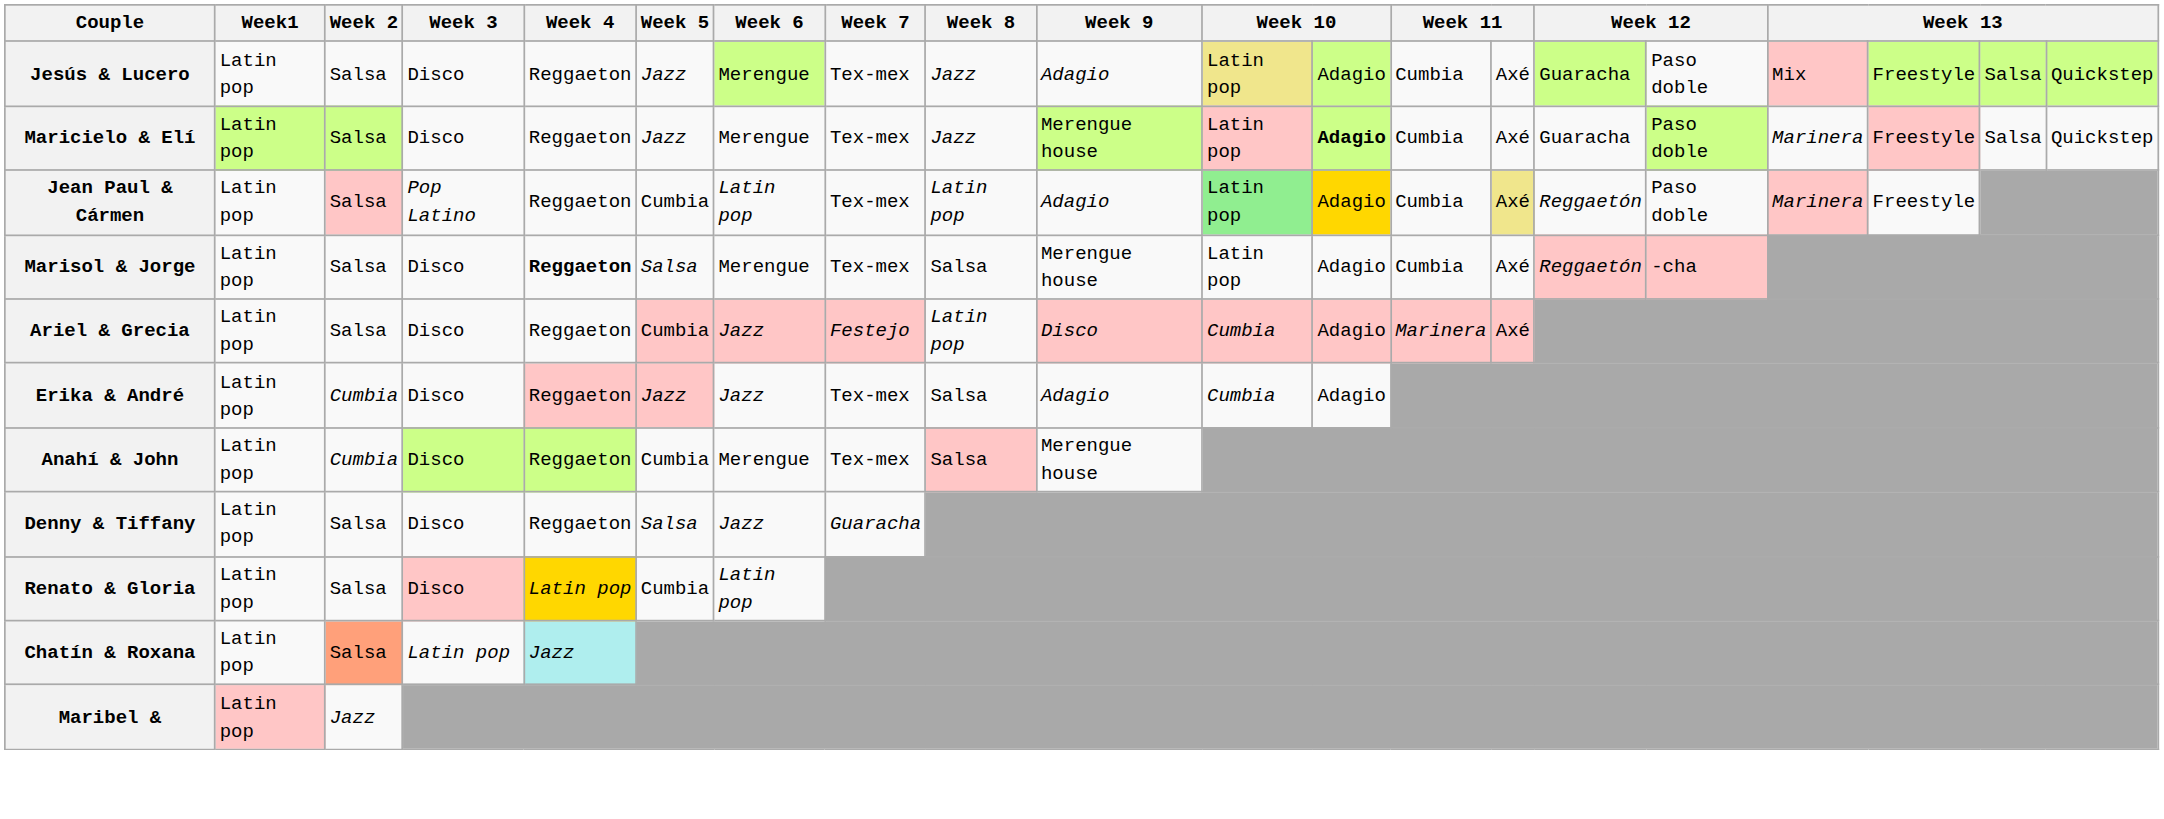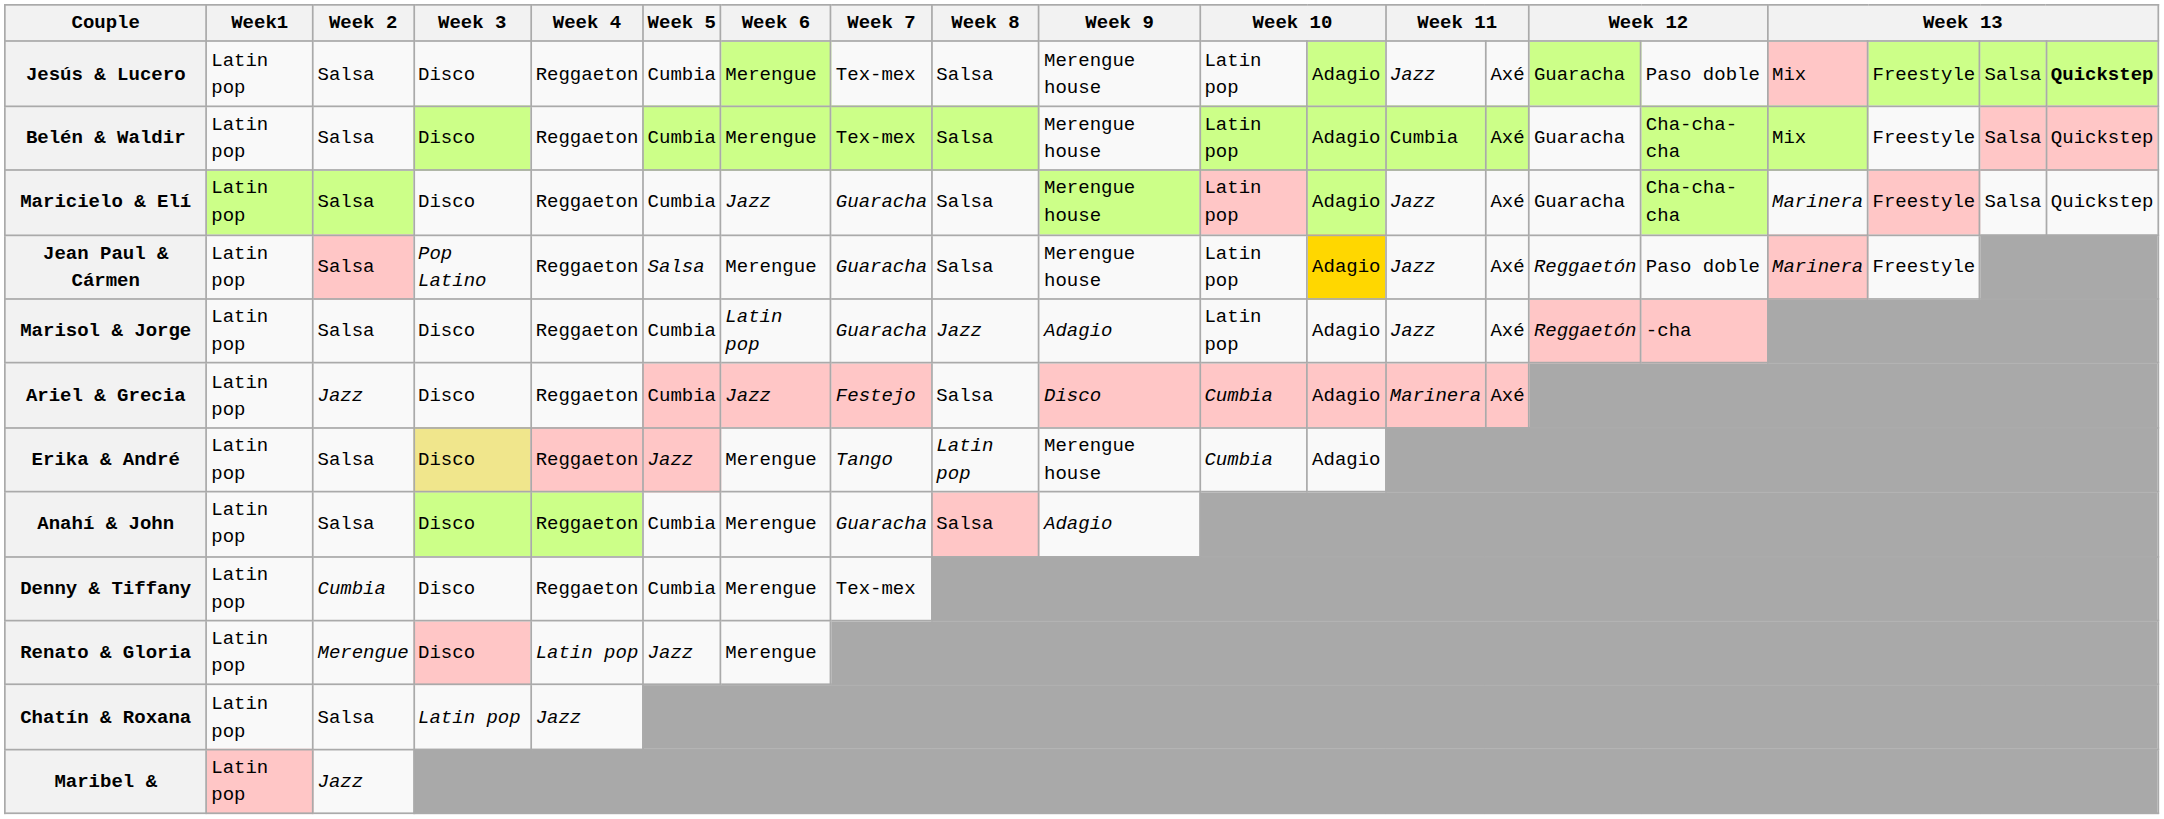(664, 74) Jazz -> (682, 74) Cumbia
(953, 74) Jazz -> (965, 74) Salsa
(1075, 74) Adagio -> (1090, 74) Merengue house
(1235, 74) khaki background -> (1233, 74) no background
(1429, 74) Cumbia -> (1413, 74) Jazz
(2102, 74) normal -> (2102, 74) bold
+ row: (106, 138)
(664, 138) Jazz -> (682, 203) Cumbia
(764, 138) Merengue -> (748, 203) Jazz
(870, 138) Tex-mex -> (881, 203) Guaracha
(953, 138) Jazz -> (965, 203) Salsa
(1352, 138) bold -> (1346, 203) normal
(1429, 138) Cumbia -> (1413, 203) Jazz
(1680, 138) Paso doble -> (1691, 203) Cha-cha-cha
(675, 203) Cumbia -> (676, 267) Salsa
(747, 203) Latin pop -> (771, 267) Merengue
(870, 203) Tex-mex -> (881, 267) Guaracha
(959, 203) Latin pop -> (965, 267) Salsa
(1075, 203) Adagio -> (1090, 267) Merengue house
(1235, 203) lightgreen background -> (1233, 267) no background
(1429, 203) Cumbia -> (1413, 267) Jazz
(1513, 203) khaki background -> (1507, 267) no background
(580, 267) bold -> (587, 331) normal
(669, 267) Salsa -> (682, 331) Cumbia
(764, 267) Merengue -> (754, 331) Latin pop
(870, 267) Tex-mex -> (881, 331) Guaracha
(959, 267) Salsa -> (959, 331) Jazz
(1087, 267) Merengue house -> (1078, 331) Adagio
(1429, 267) Cumbia -> (1413, 331) Jazz
(358, 331) Salsa -> (340, 396) Jazz
(959, 331) Latin pop -> (965, 396) Salsa
(364, 396) Cumbia -> (346, 460) Salsa
(436, 396) no background -> (447, 460) khaki background
(741, 396) Jazz -> (771, 460) Merengue
(870, 396) Tex-mex -> (864, 460) Tango
(959, 396) Salsa -> (965, 460) Latin pop
(1075, 396) Adagio -> (1090, 460) Merengue house
(364, 460) Cumbia -> (346, 524) Salsa
(870, 460) Tex-mex -> (881, 524) Guaracha
(1087, 460) Merengue house -> (1078, 524) Adagio
(358, 524) Salsa -> (352, 589) Cumbia
(669, 524) Salsa -> (682, 589) Cumbia
(741, 524) Jazz -> (771, 589) Merengue
(876, 524) Guaracha -> (876, 589) Tex-mex
(358, 589) Salsa -> (363, 653) Merengue
(580, 589) gold background -> (587, 653) no background
(675, 589) Cumbia -> (670, 653) Jazz
(747, 589) Latin pop -> (771, 653) Merengue
(358, 653) lightsalmon background -> (346, 717) no background
(552, 653) paleturquoise background -> (558, 717) no background
